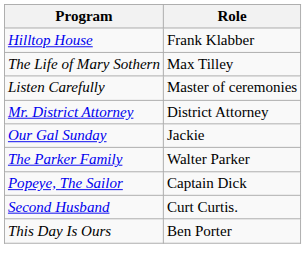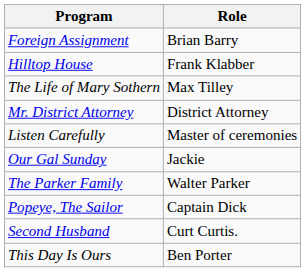+ row: (68, 40)
rows swapped: (56, 87) <-> (71, 111)
